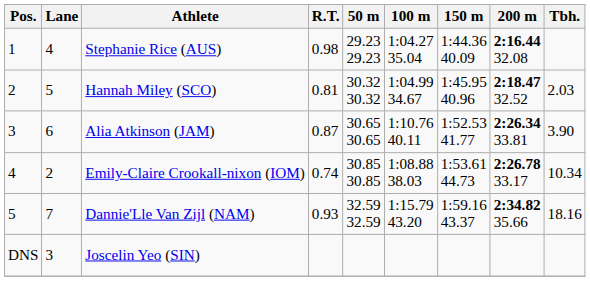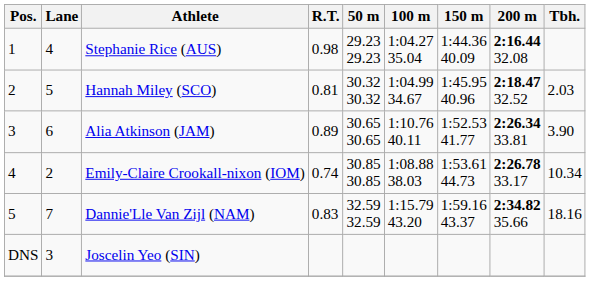(325, 131) 0.87 -> (325, 131) 0.89
(325, 214) 0.93 -> (325, 214) 0.83
